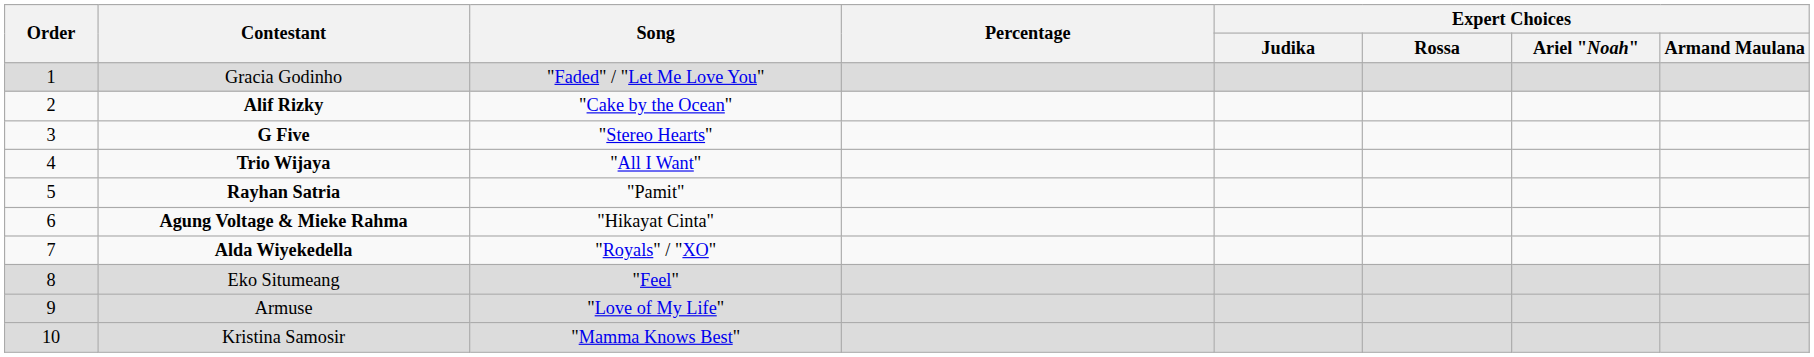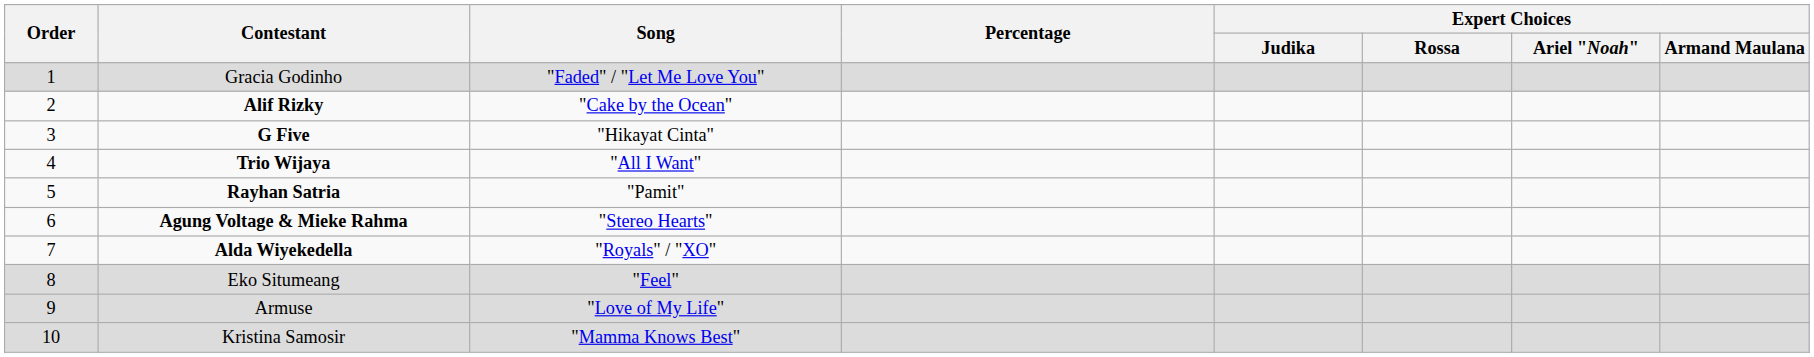(656, 134) "Stereo Hearts" -> (656, 134) "Hikayat Cinta"
(656, 221) "Hikayat Cinta" -> (656, 221) "Stereo Hearts"
